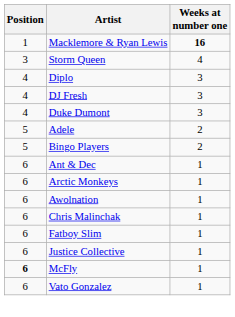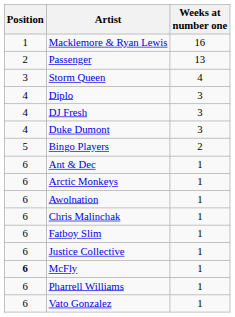(200, 42) bold -> (200, 42) normal
+ row: (70, 59)
- row: (61, 129)
+ row: (86, 285)
